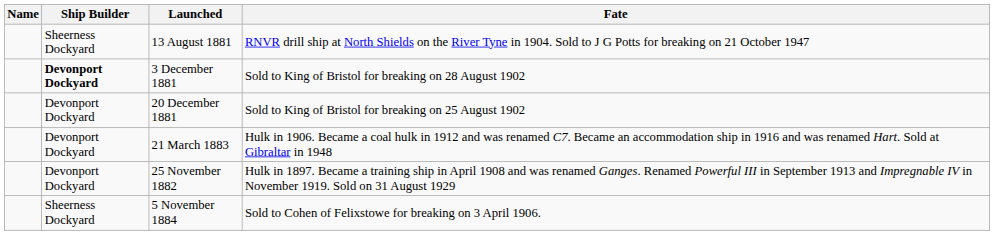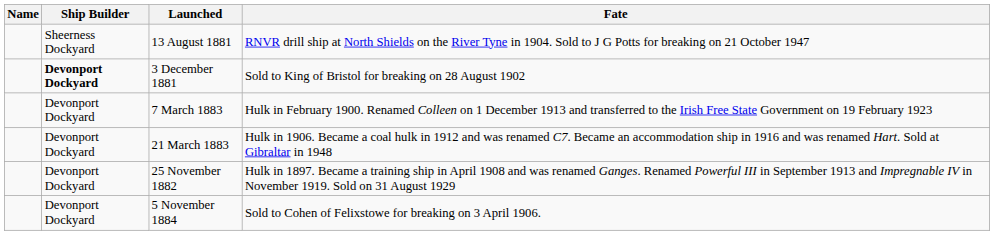- row: (185, 110)
+ row: (187, 110)
(70, 213) Sheerness Dockyard -> (72, 213) Devonport Dockyard
